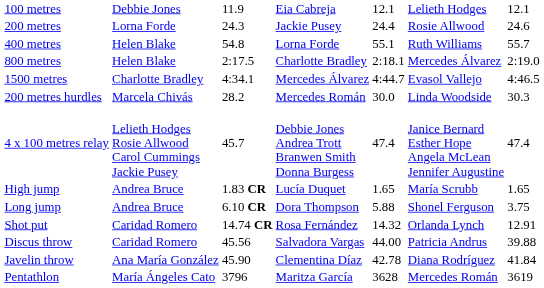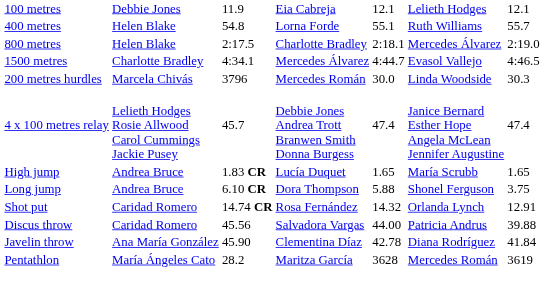- row: (33, 26)
(233, 96) 28.2 -> (235, 79) 3796
(235, 277) 3796 -> (233, 259) 28.2
